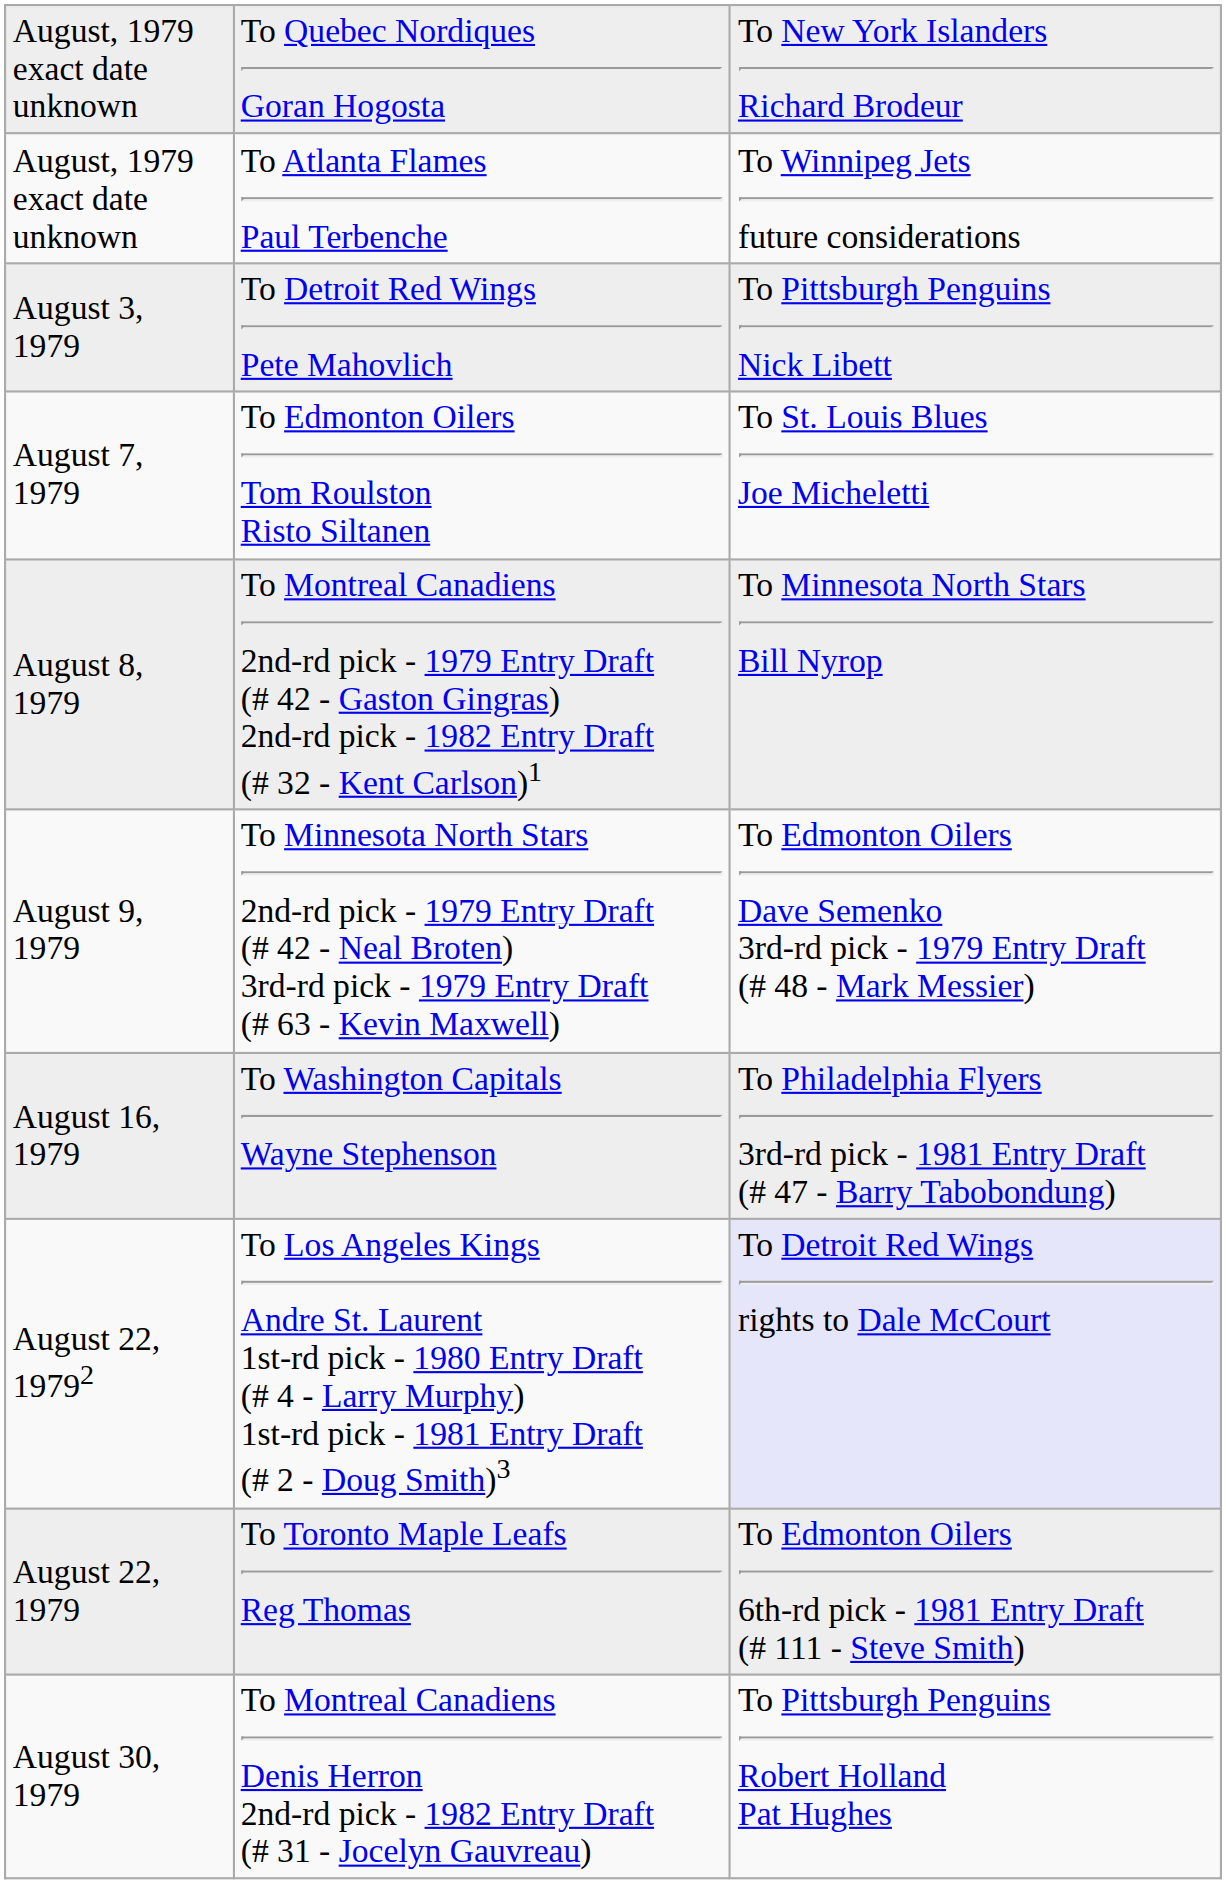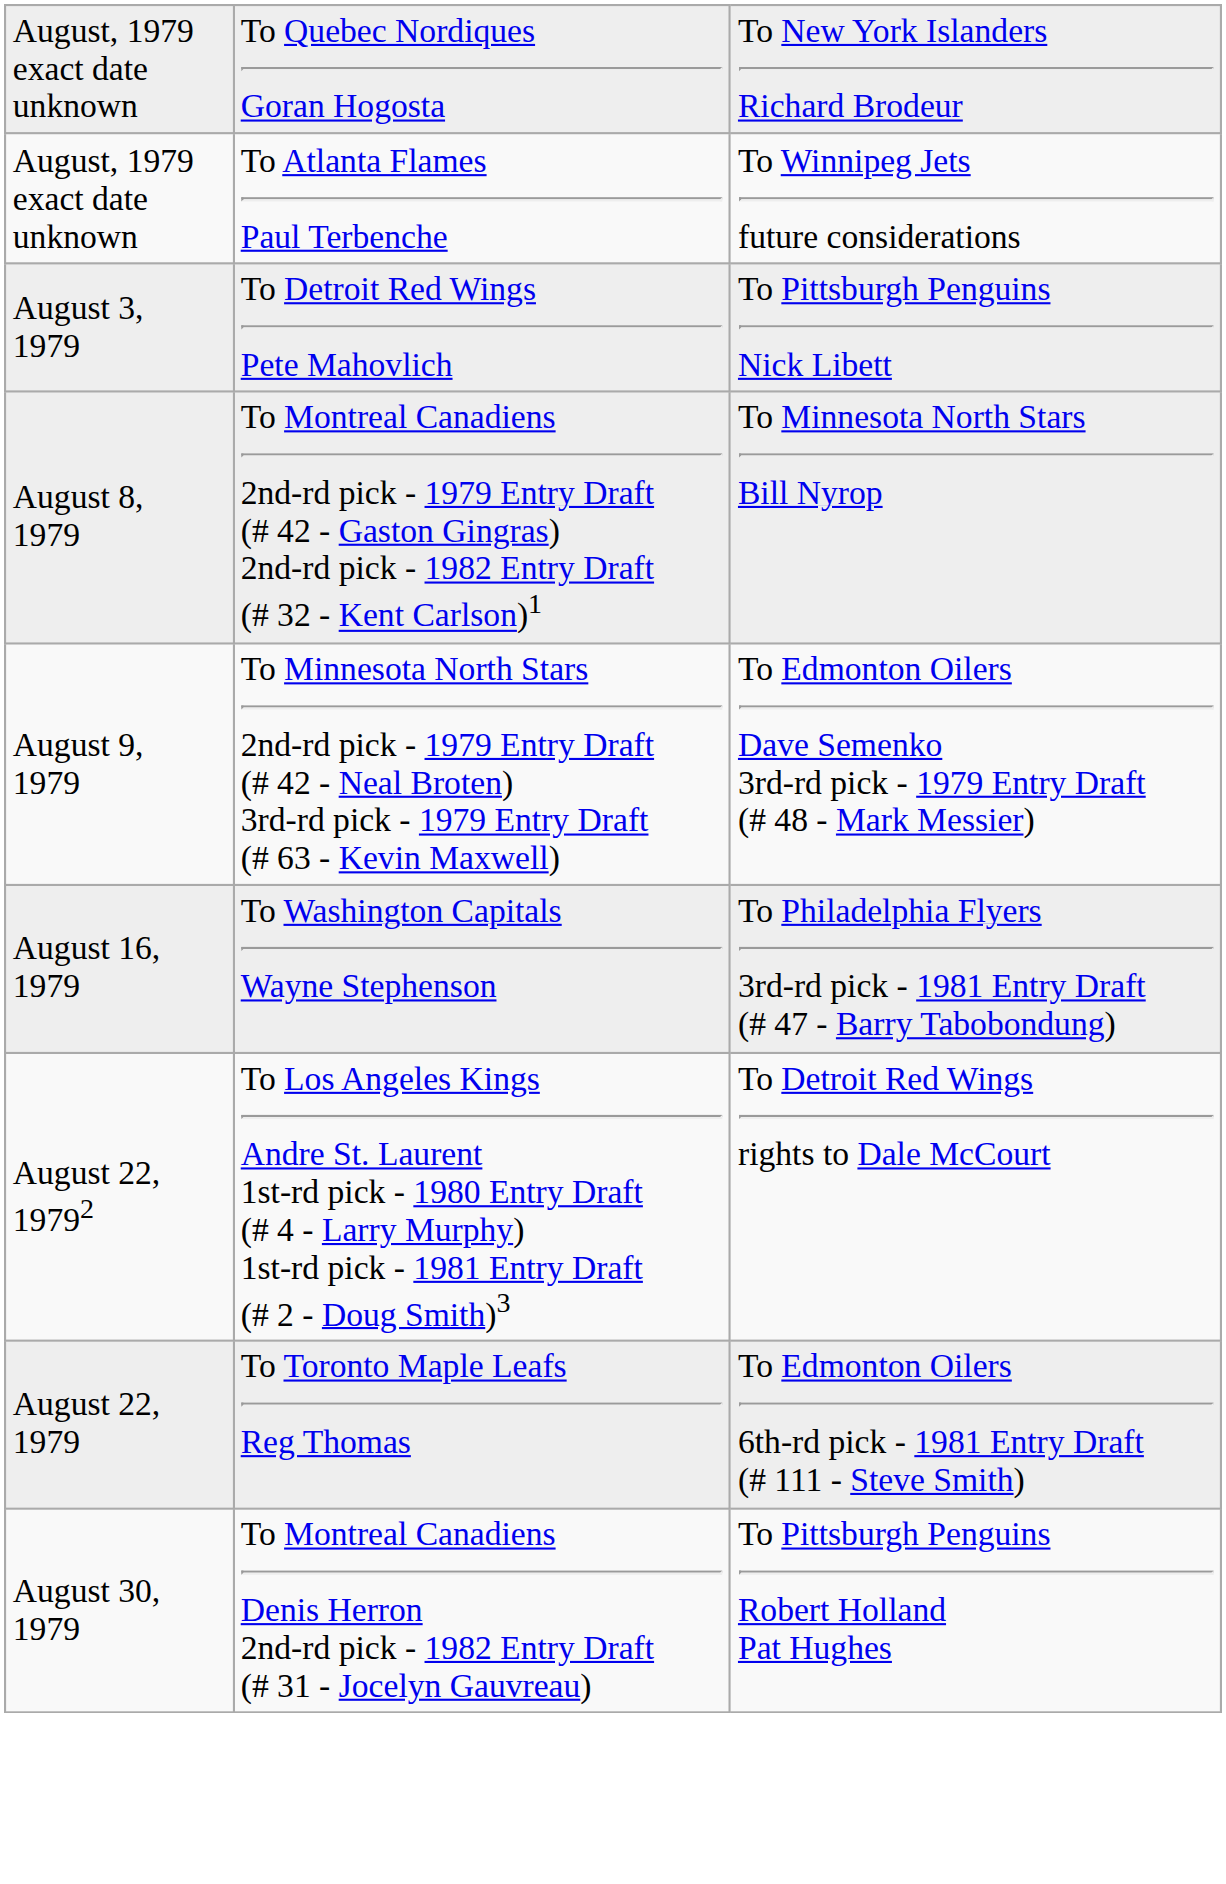- row: (78, 474)
(976, 1282) lavender background -> (976, 1115) no background
